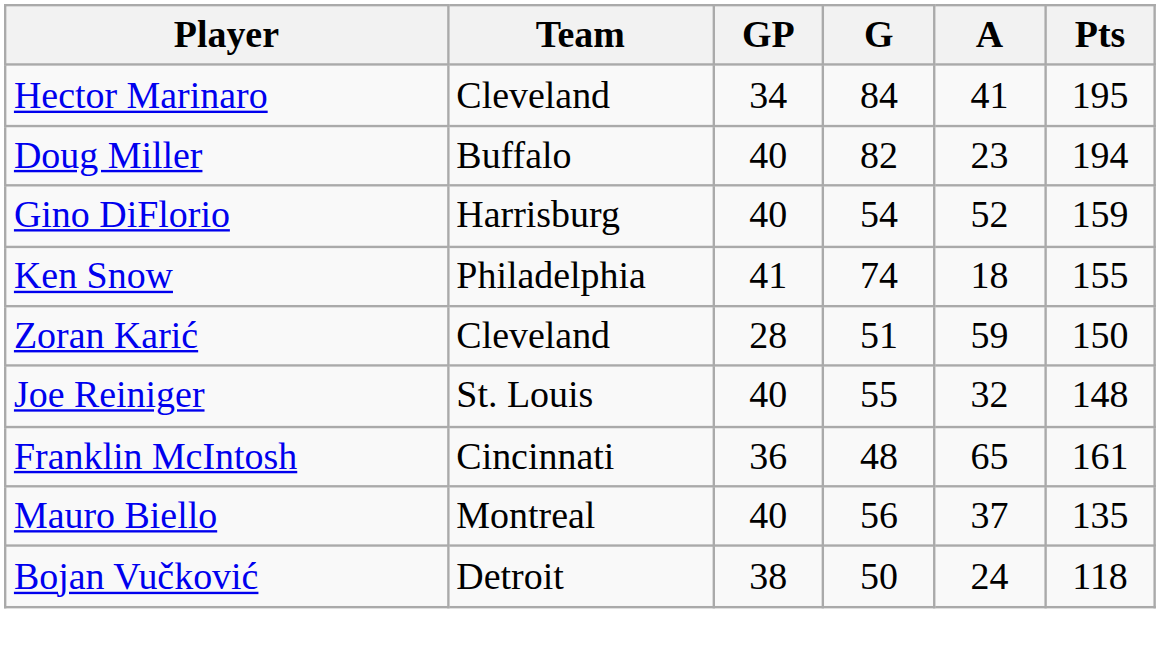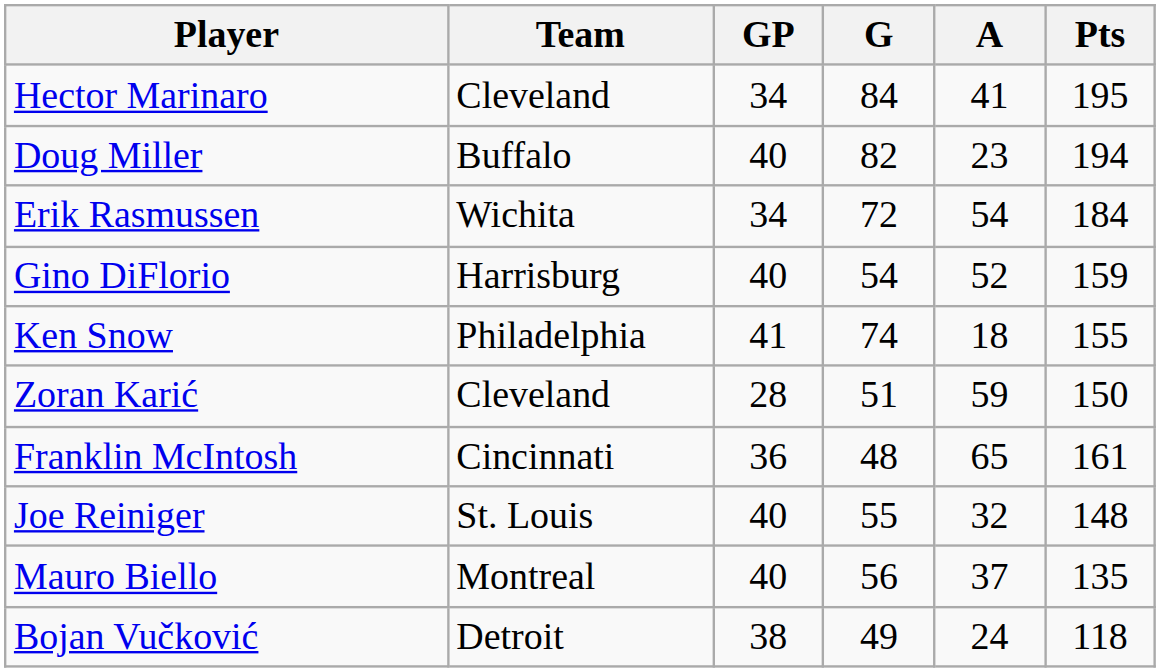+ row: (137, 214)
rows swapped: (156, 455) <-> (109, 395)
(879, 575) 50 -> (879, 635) 49
